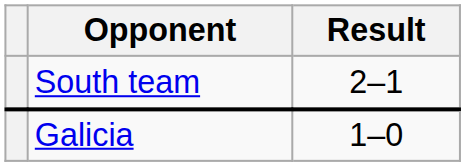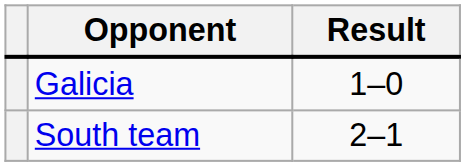rows swapped: (84, 134) <-> (117, 81)
